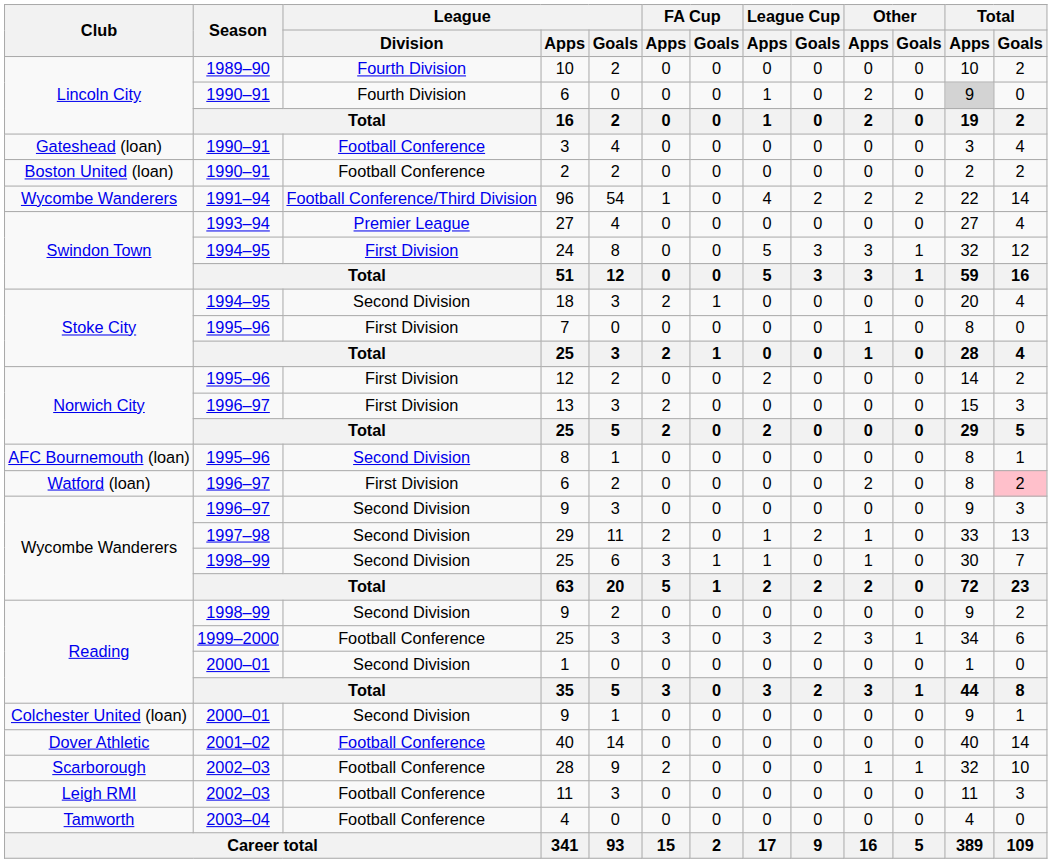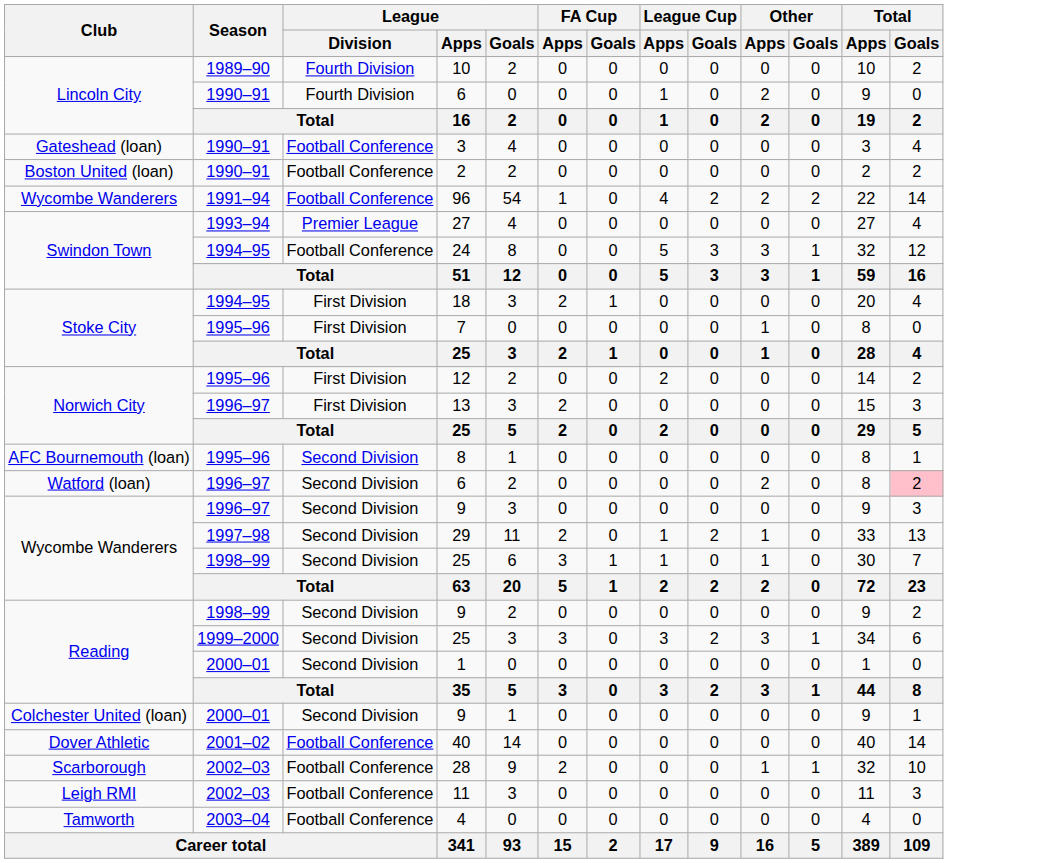(970, 95) lightgrey background -> (866, 95) no background
(412, 198) Football Conference/Third Division -> (360, 198) Football Conference
(412, 250) First Division -> (360, 250) Football Conference
(412, 302) Second Division -> (360, 302) First Division
(412, 483) First Division -> (360, 483) Second Division
(412, 638) Football Conference -> (360, 638) Second Division
